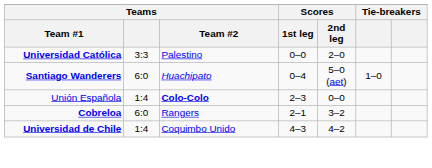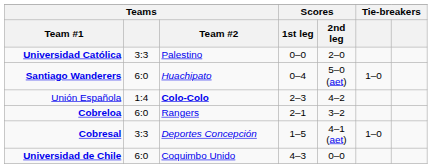(336, 97) 0–0 -> (336, 97) 4–2
+ row: (100, 134)
(141, 129) 1:4 -> (141, 155) 6:0
(336, 129) 4–2 -> (336, 155) 0–0
